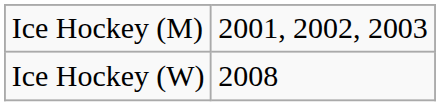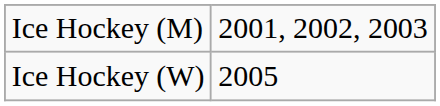(248, 75) 2008 -> (248, 75) 2005
